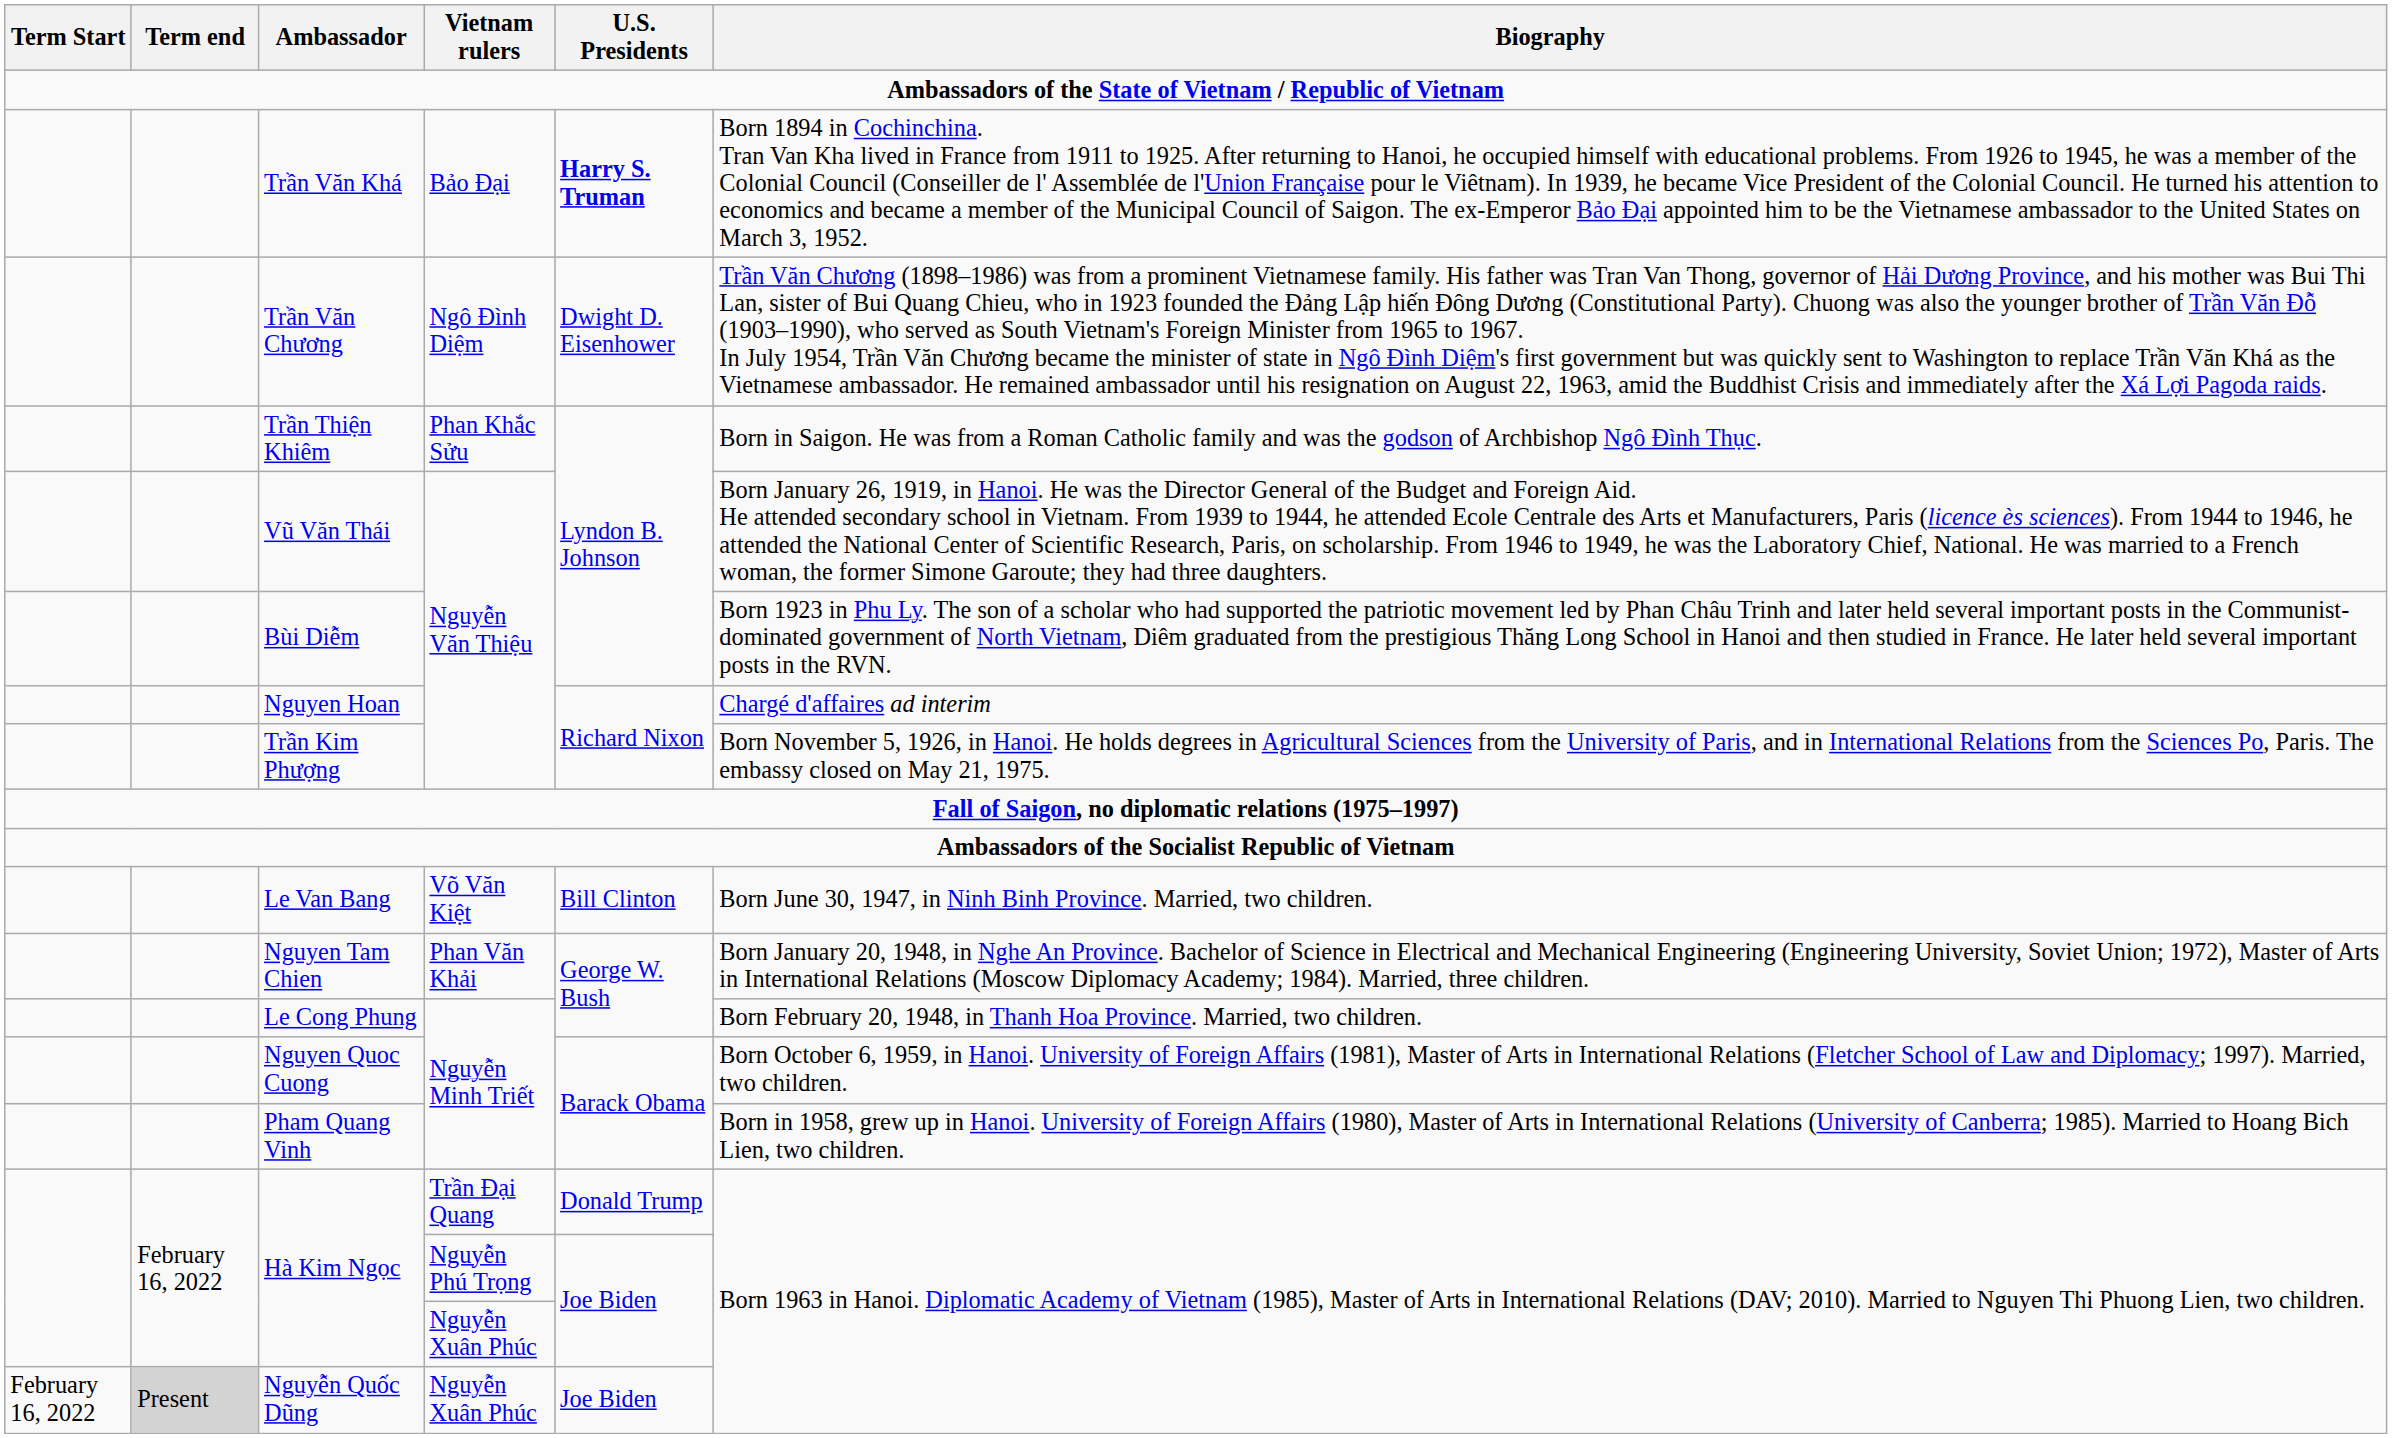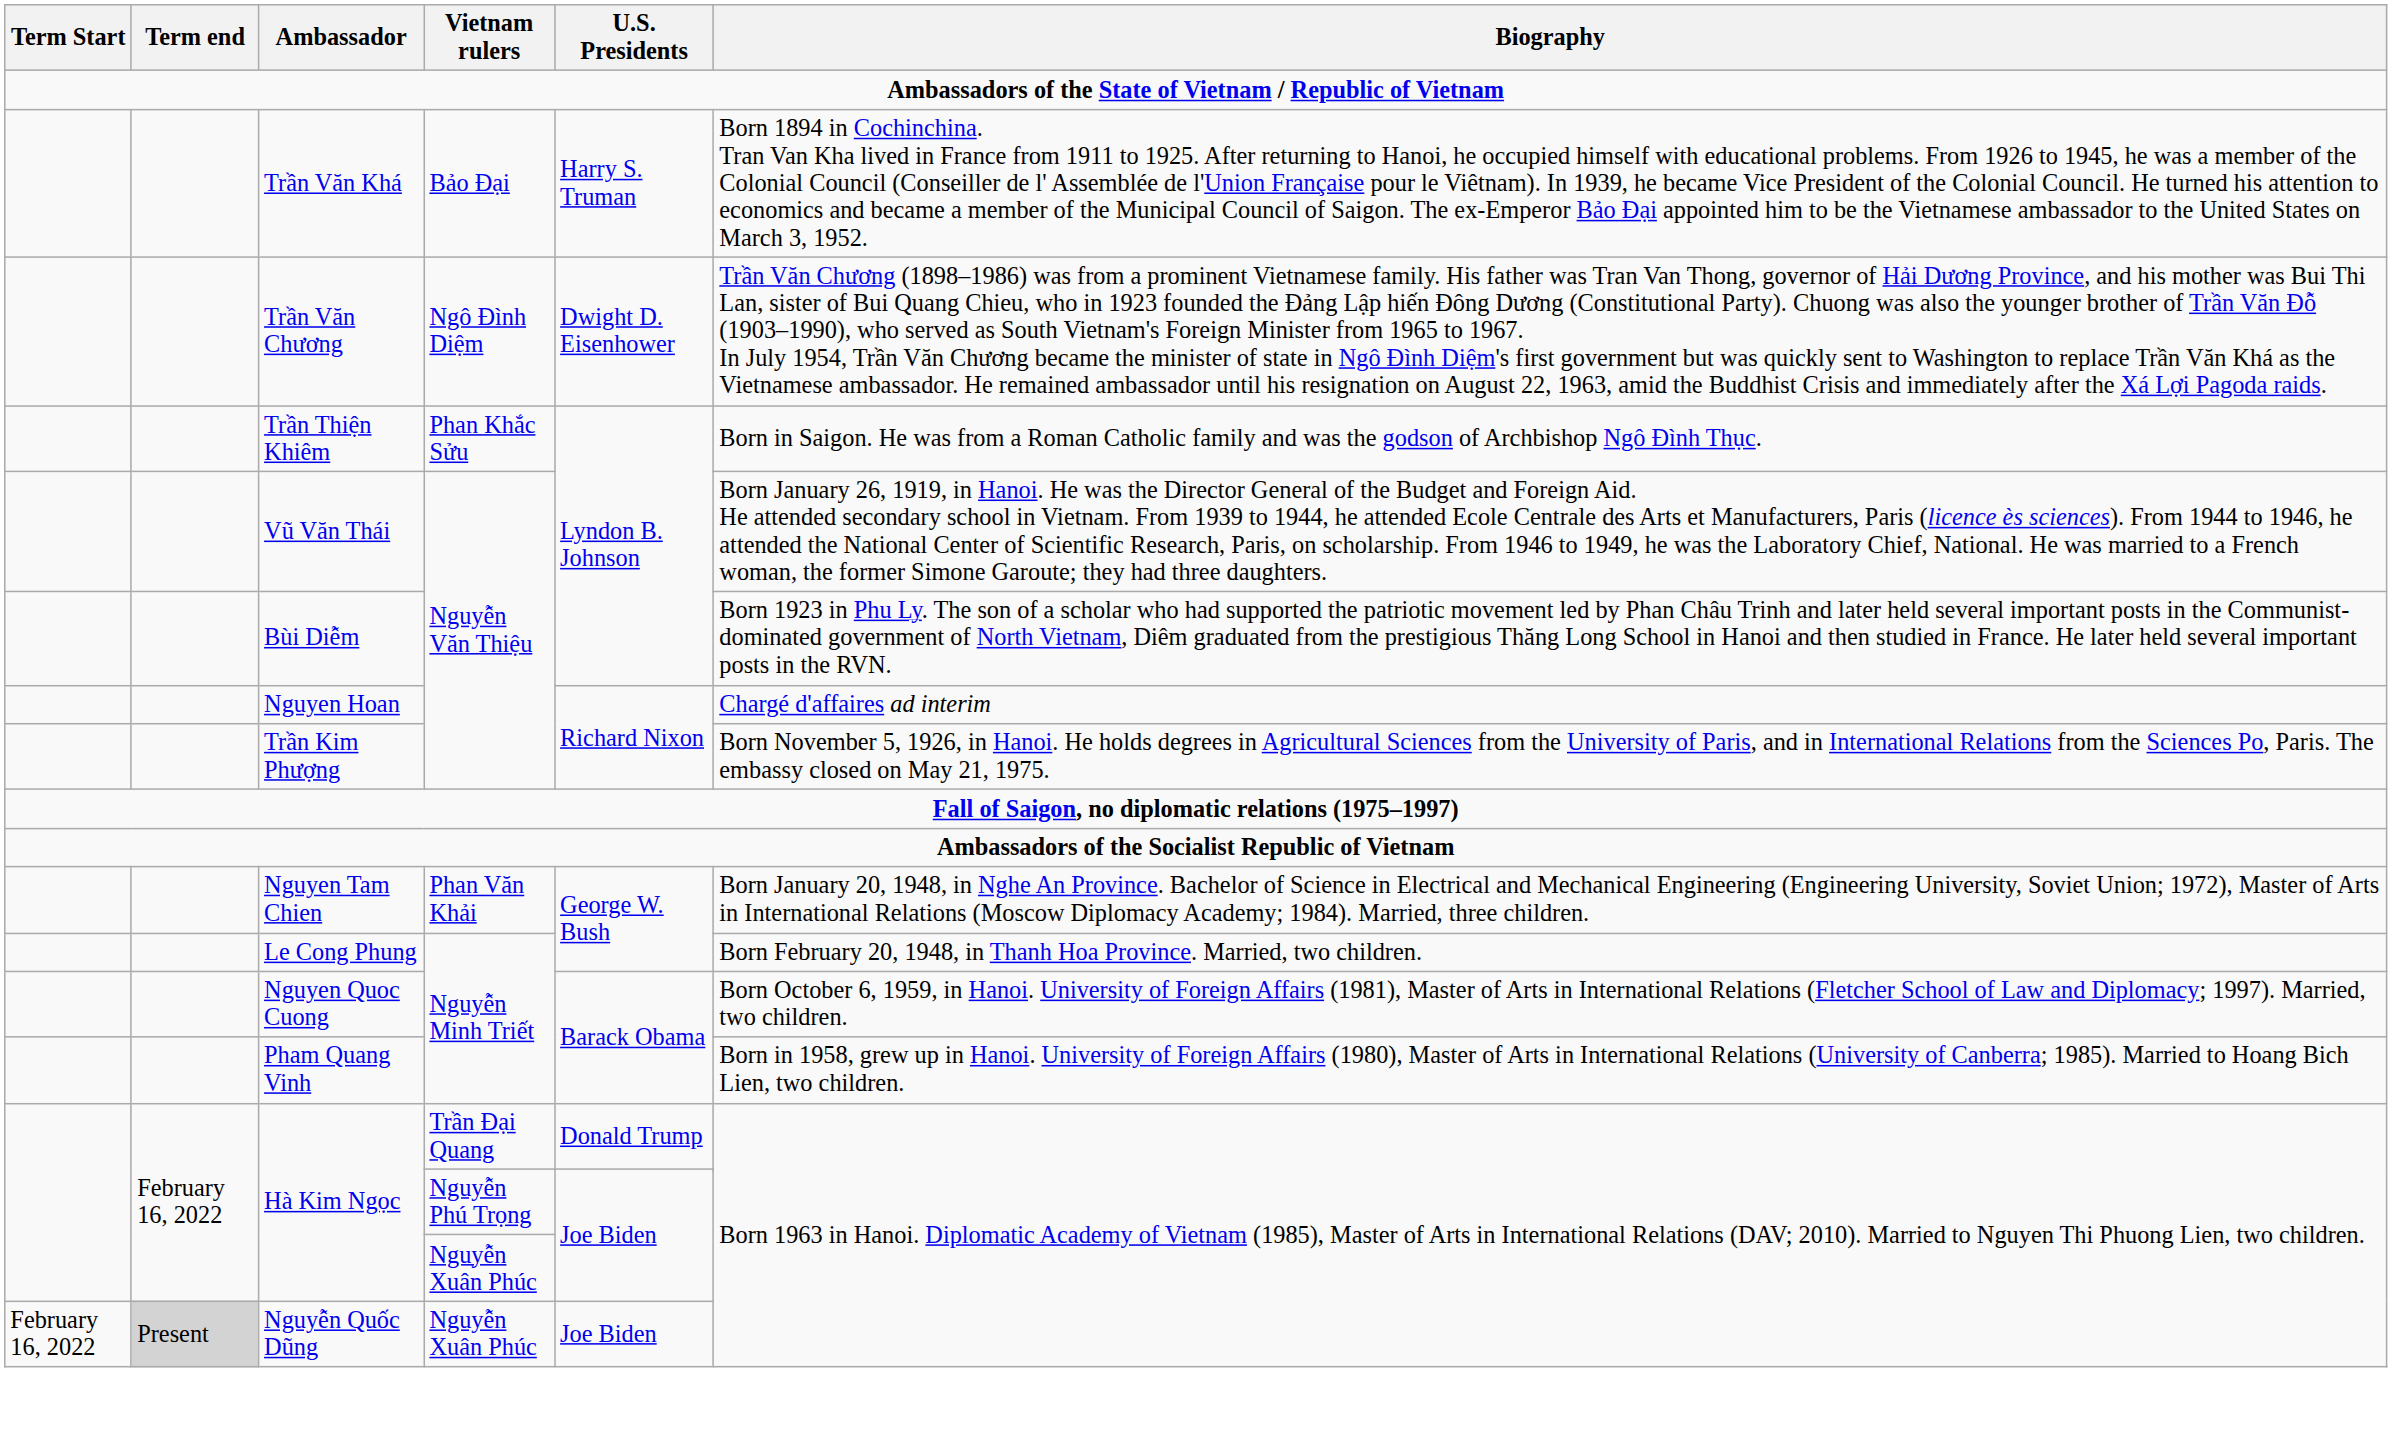(605, 183) bold -> (601, 183) normal
- row: (327, 899)
